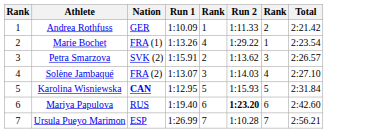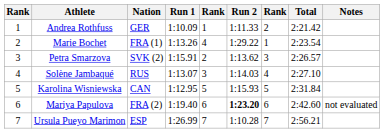+ column: (351, 12)
(146, 74) FRA (2) -> (139, 74) RUS
(141, 89) bold -> (140, 89) normal
(139, 105) RUS -> (146, 105) FRA (2)
